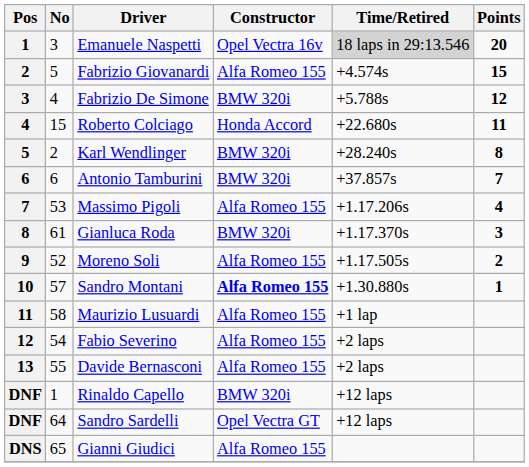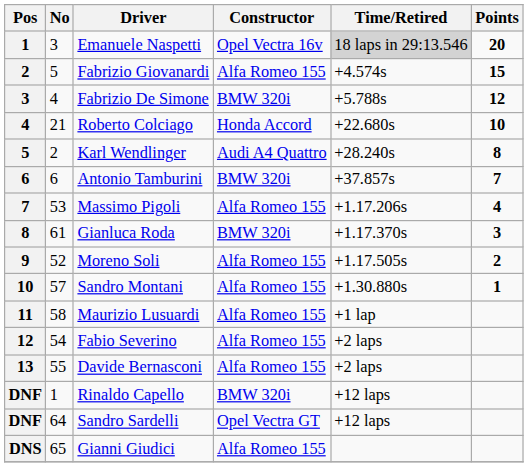(58, 125) 15 -> (58, 125) 21
(499, 125) 11 -> (497, 125) 10
(254, 152) BMW 320i -> (272, 152) Audi A4 Quattro
(273, 286) bold -> (271, 286) normal
